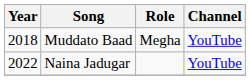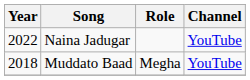rows swapped: (89, 39) <-> (87, 63)
